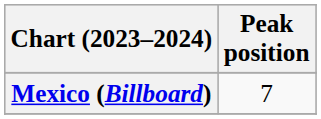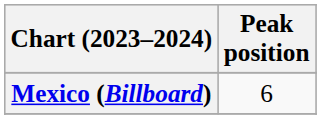(267, 93) 7 -> (267, 93) 6
